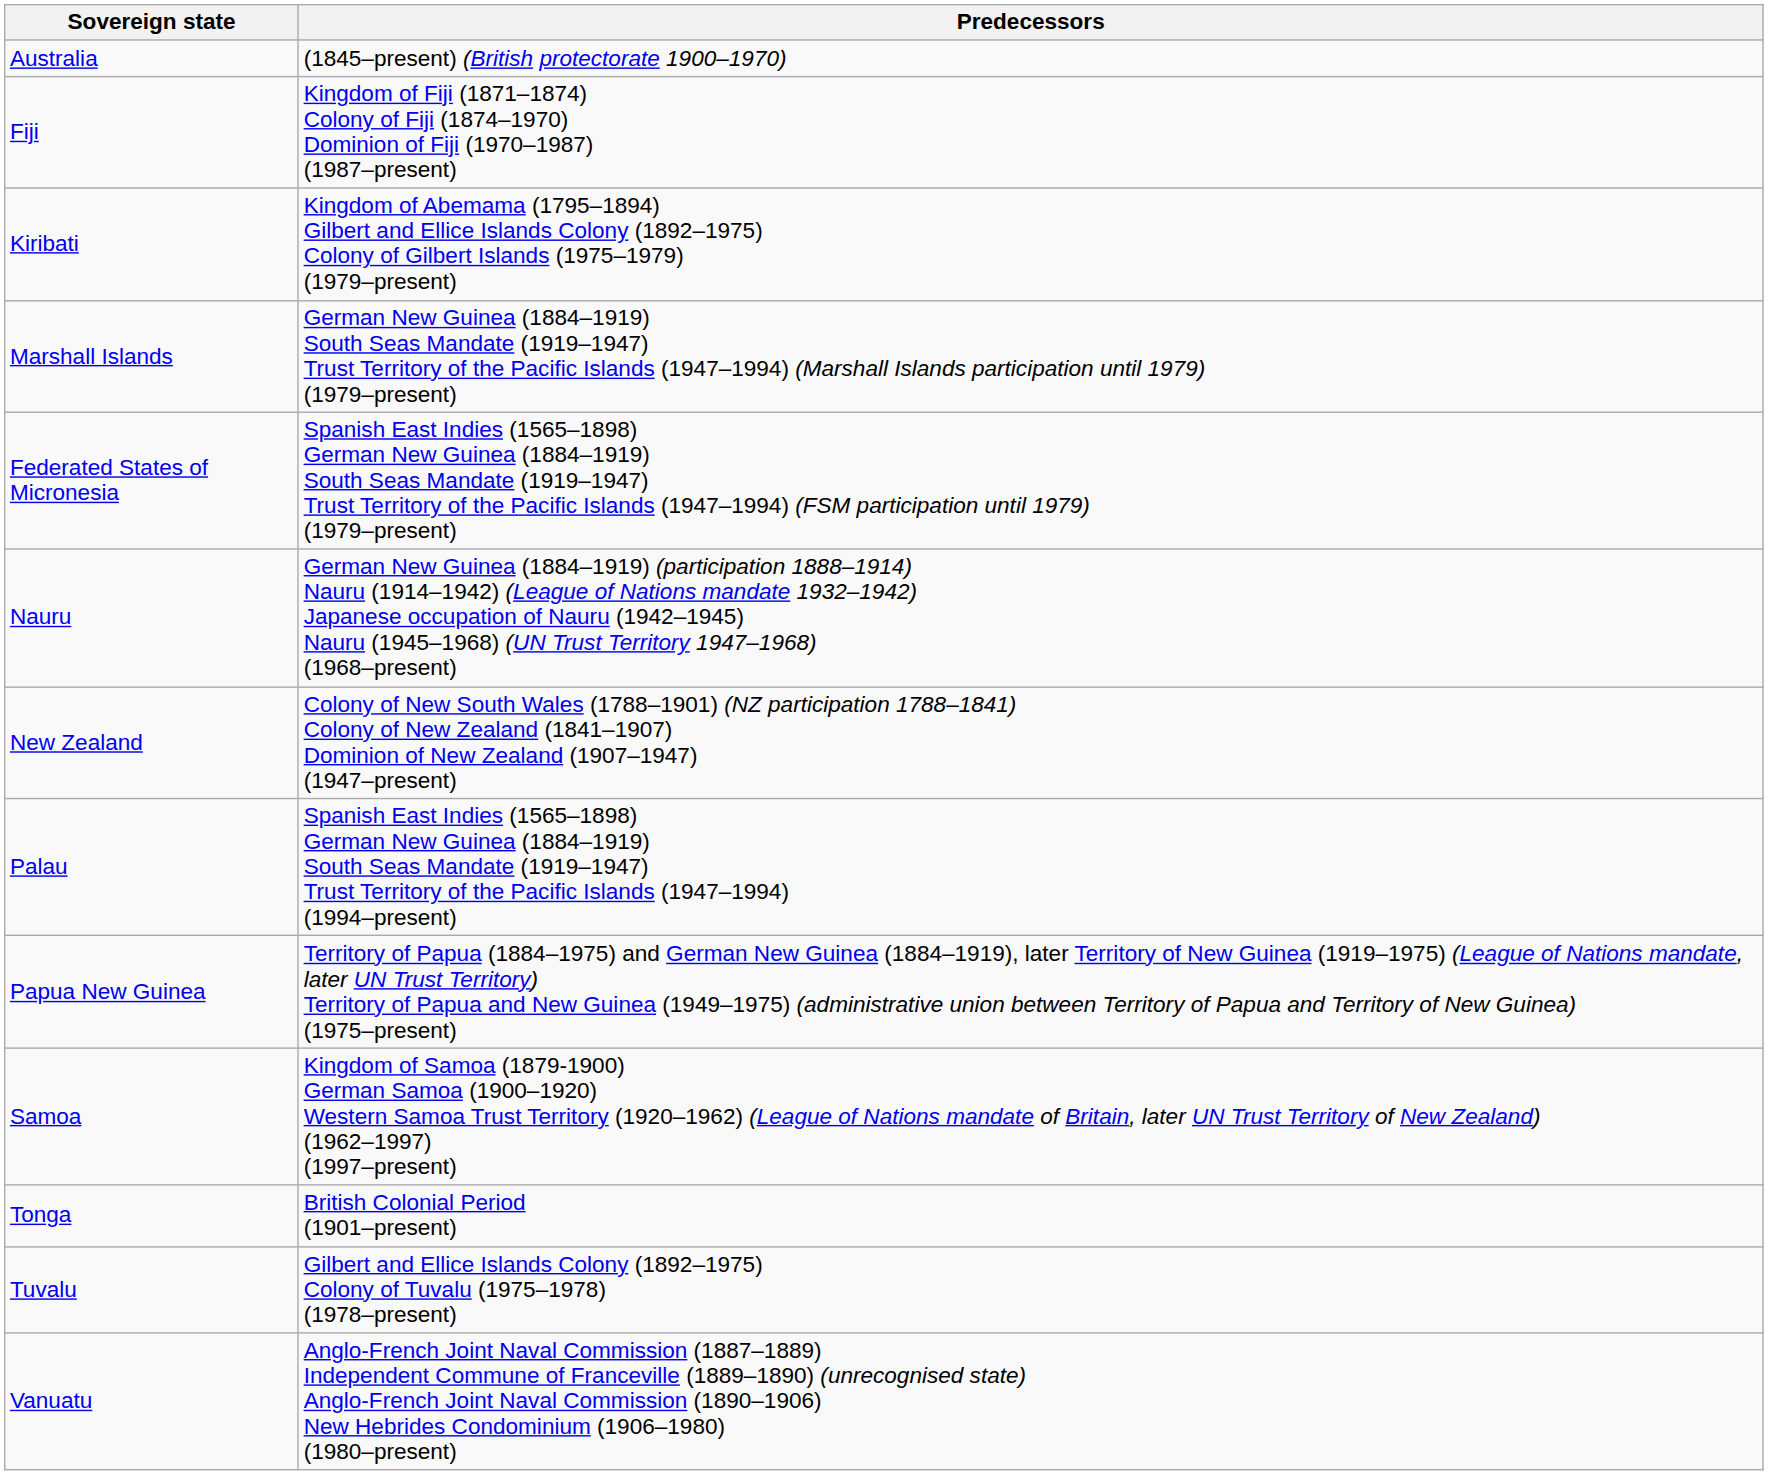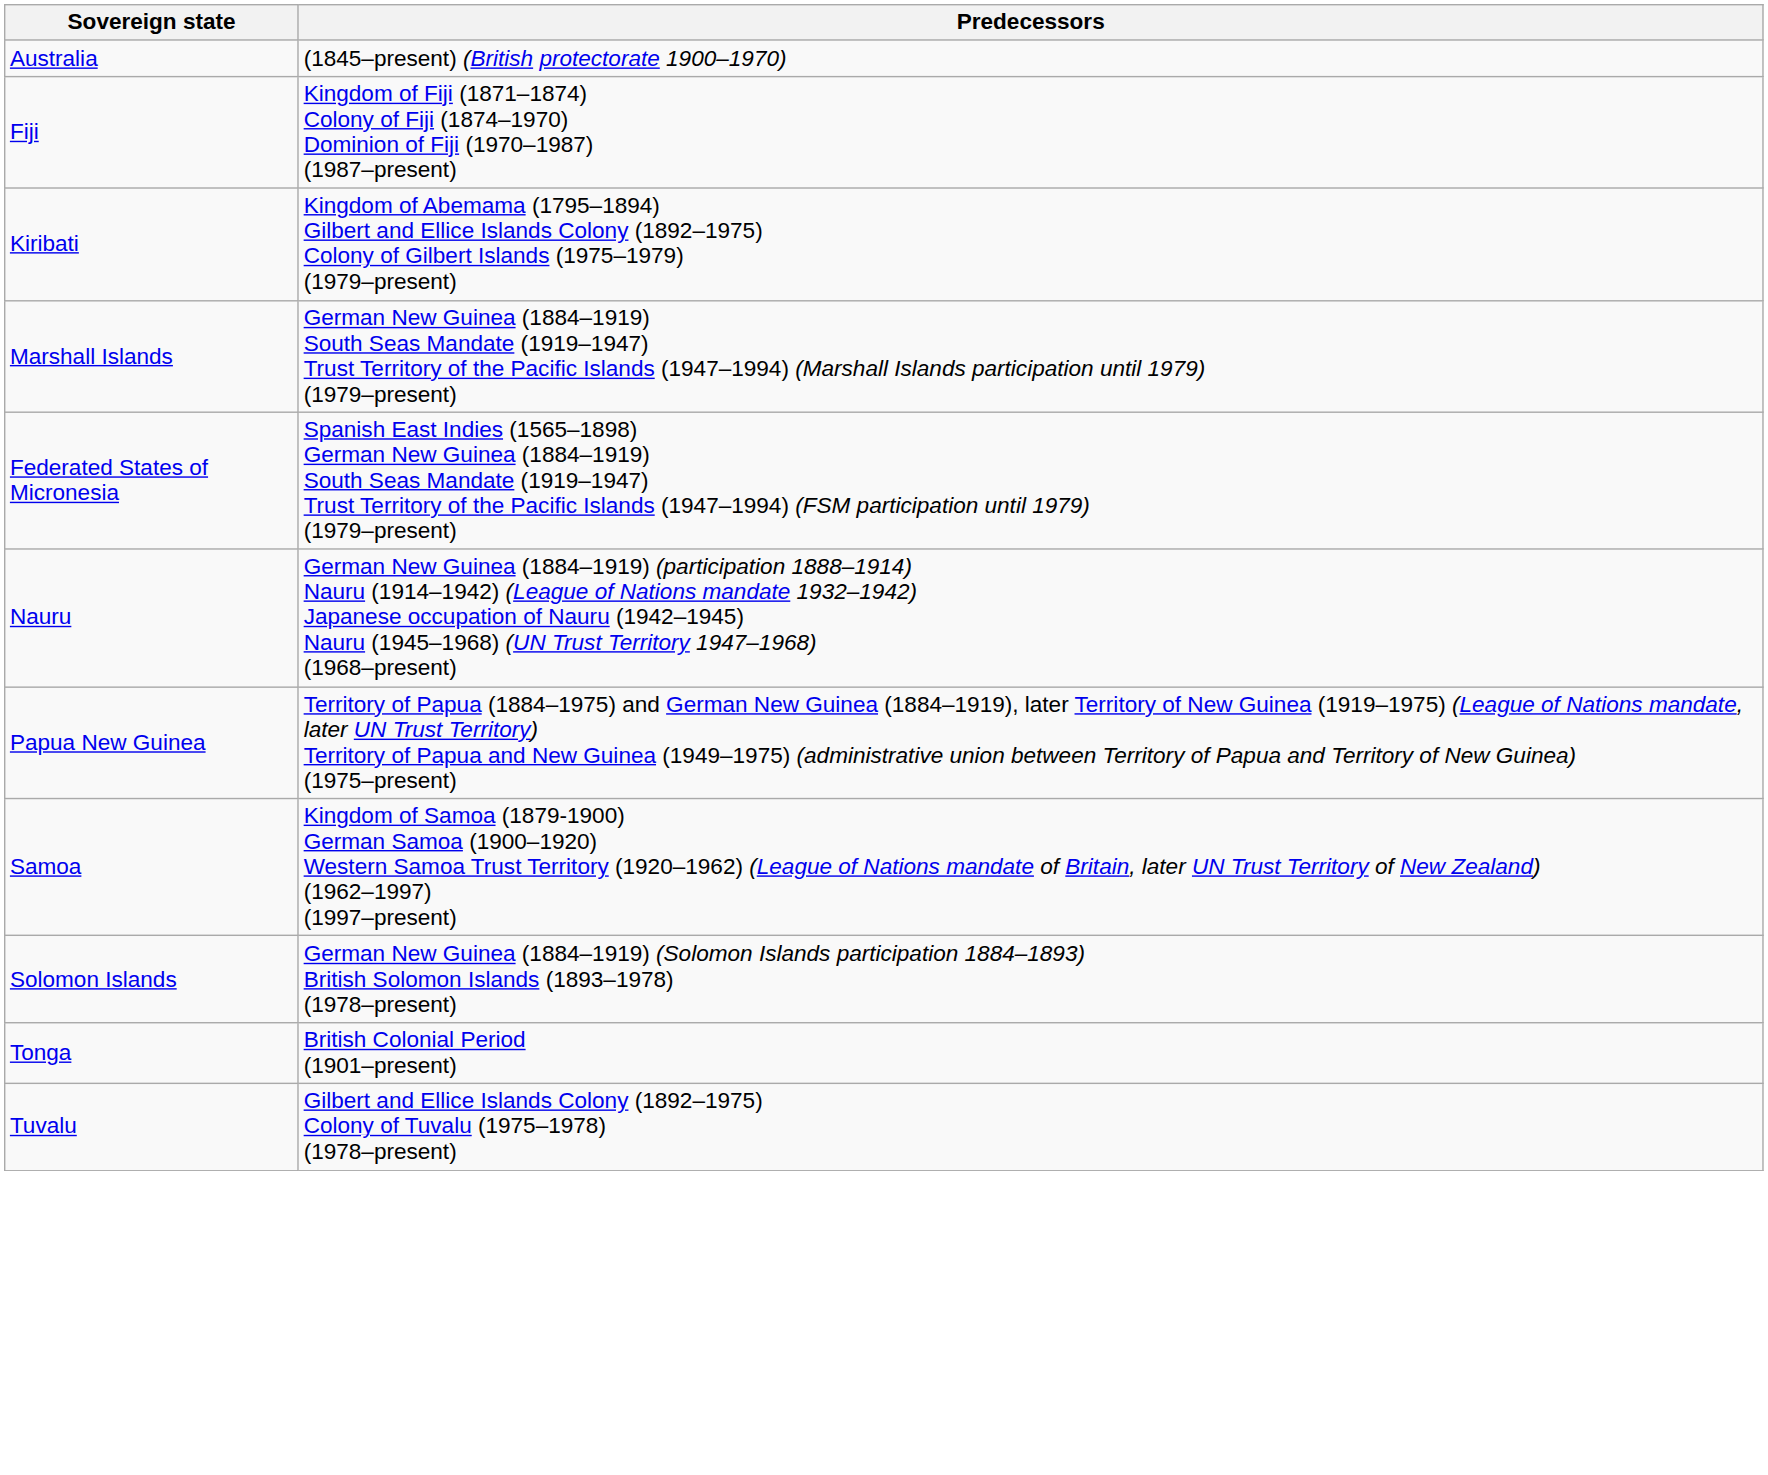- row: (76, 742)
- row: (39, 866)
+ row: (93, 978)
- row: (51, 1401)
